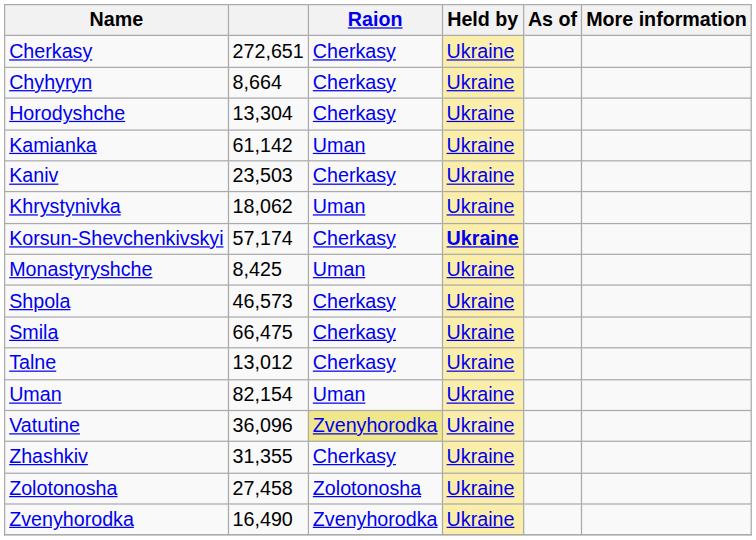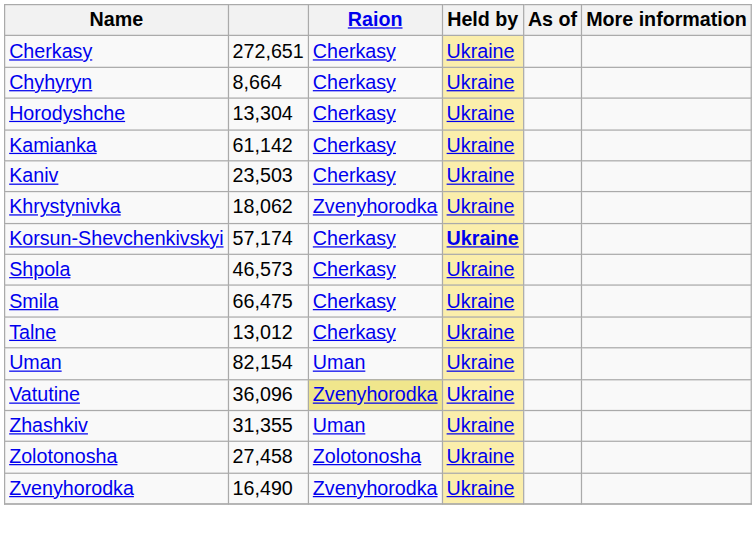(339, 144) Uman -> (354, 144) Cherkasy
(339, 207) Uman -> (375, 207) Zvenyhorodka
- row: (81, 269)
(354, 457) Cherkasy -> (339, 425) Uman
